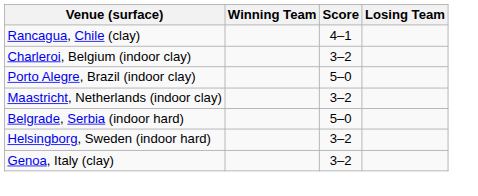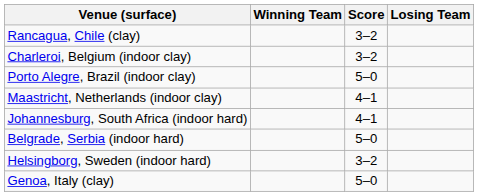(341, 35) 4–1 -> (366, 35) 3–2
(341, 98) 3–2 -> (366, 98) 4–1
+ row: (127, 118)
(341, 160) 3–2 -> (366, 181) 5–0
